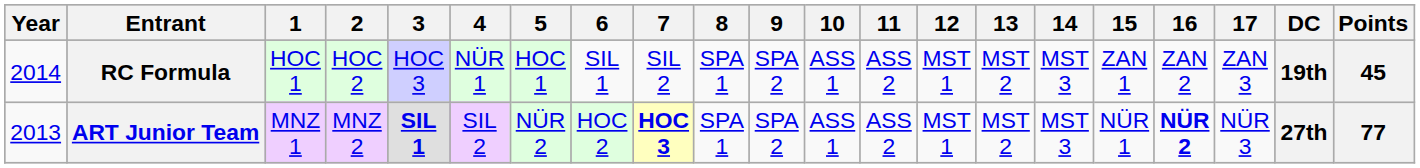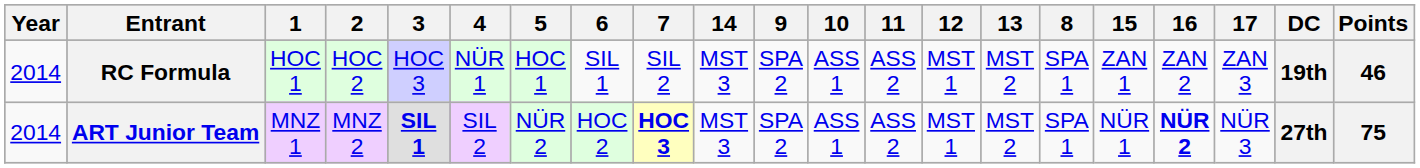columns swapped: (722, 22) <-> (1065, 22)
(1373, 71) 45 -> (1373, 71) 46
(36, 132) 2013 -> (36, 132) 2014
(1373, 132) 77 -> (1373, 132) 75
